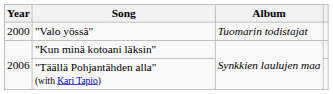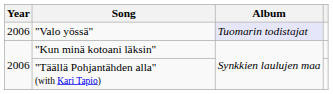(18, 31) 2000 -> (18, 31) 2006
(263, 31) no background -> (263, 31) lavender background
